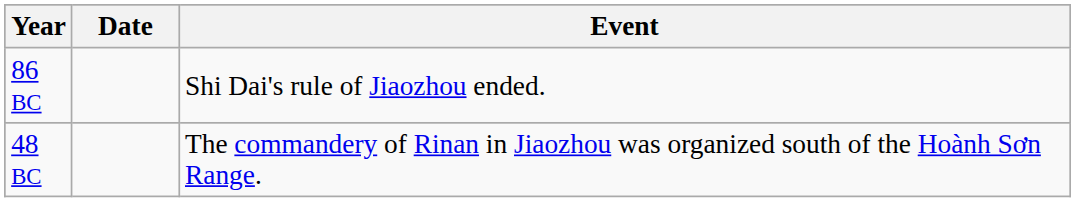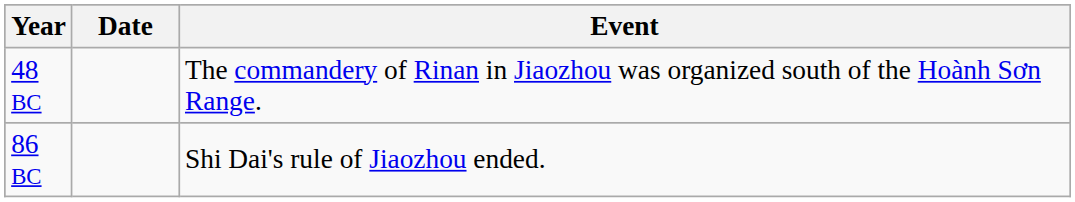rows swapped: (26, 84) <-> (26, 159)
